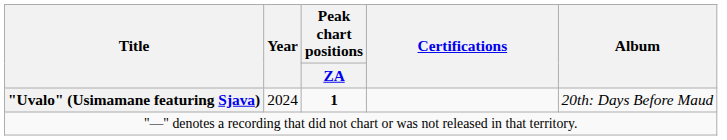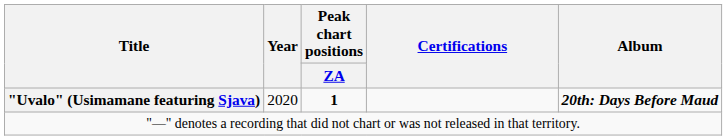(283, 99) 2024 -> (283, 99) 2020
(637, 99) normal -> (640, 99) bold
